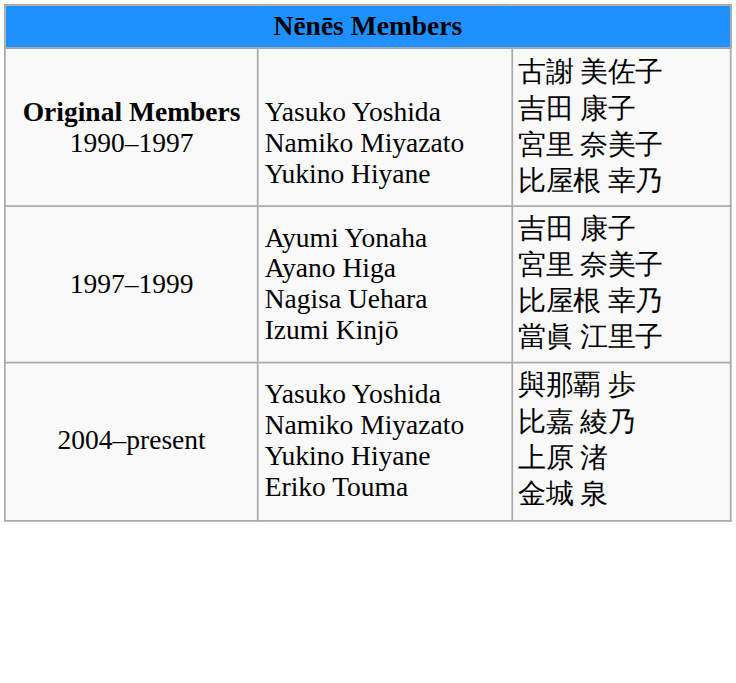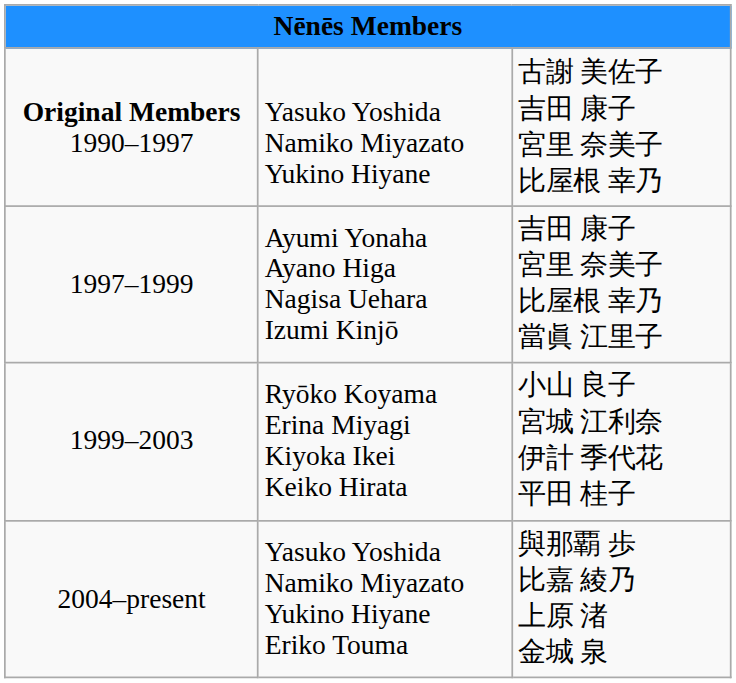+ row: (132, 441)
